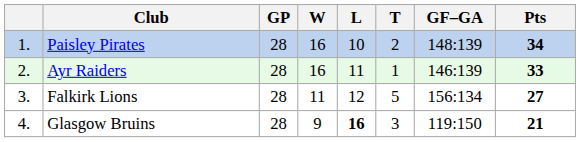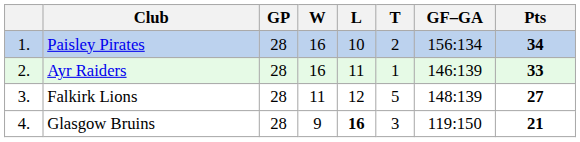(455, 44) 148:139 -> (455, 44) 156:134
(455, 96) 156:134 -> (455, 96) 148:139
